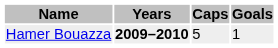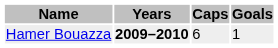(196, 34) 5 -> (196, 34) 6
